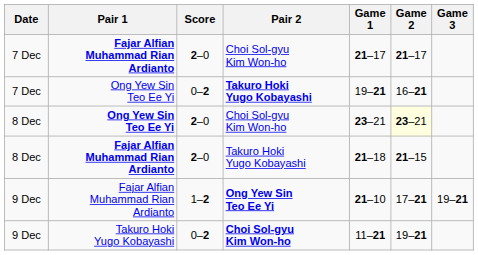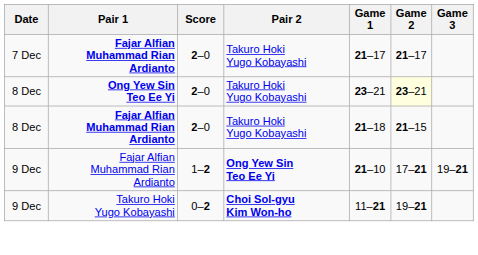(257, 56) Choi Sol-gyu Kim Won-ho -> (266, 56) Takuro Hoki Yugo Kobayashi
- row: (26, 92)
(257, 122) Choi Sol-gyu Kim Won-ho -> (266, 92) Takuro Hoki Yugo Kobayashi
